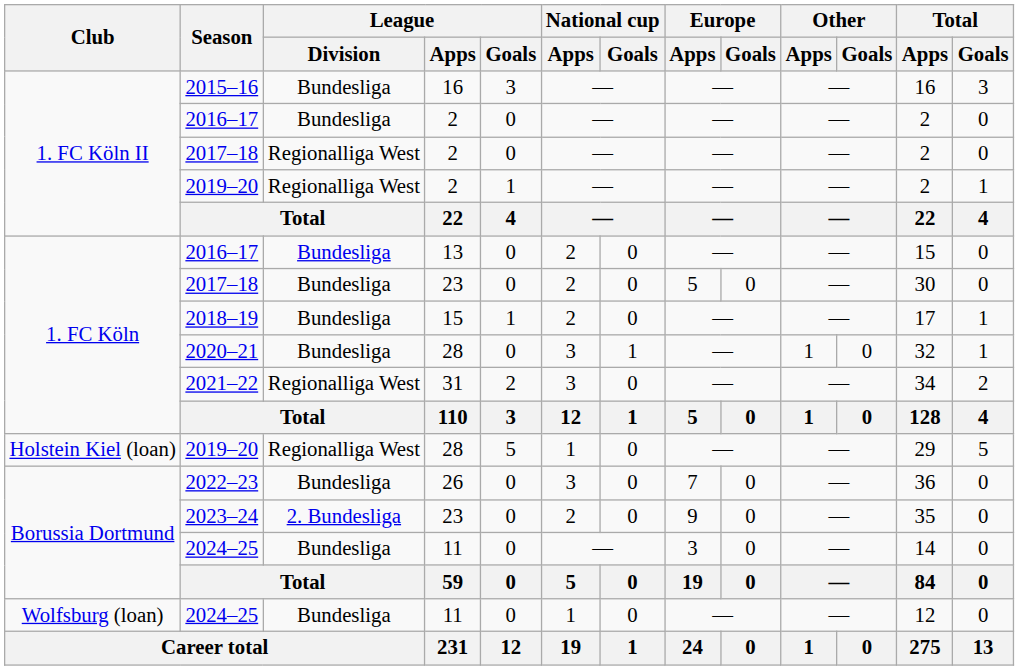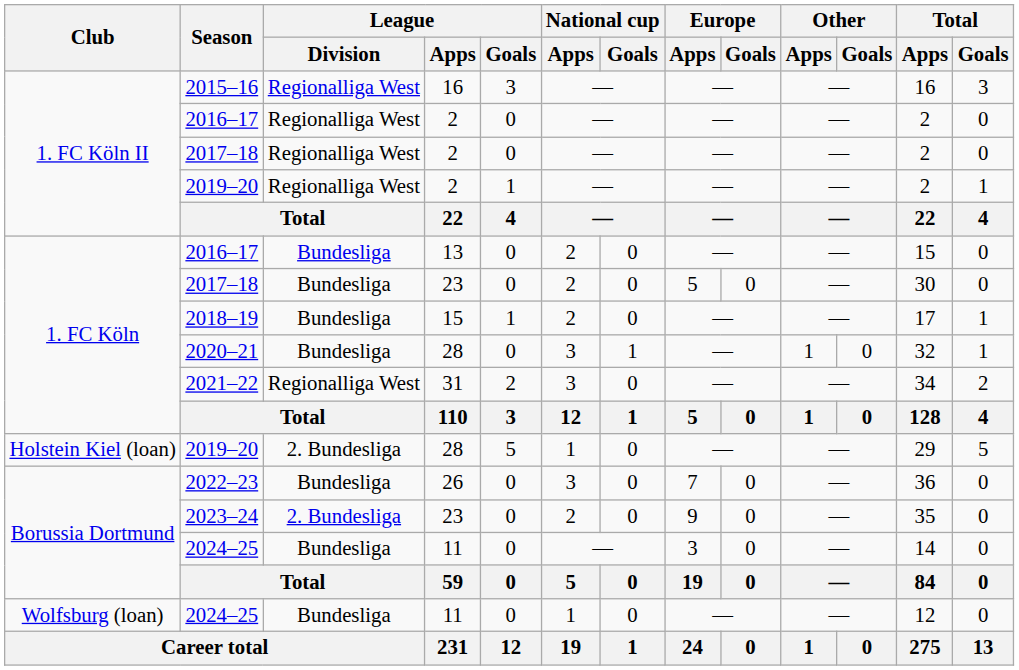(344, 86) Bundesliga -> (344, 86) Regionalliga West
(344, 119) Bundesliga -> (344, 119) Regionalliga West
(344, 449) Regionalliga West -> (344, 449) 2. Bundesliga
